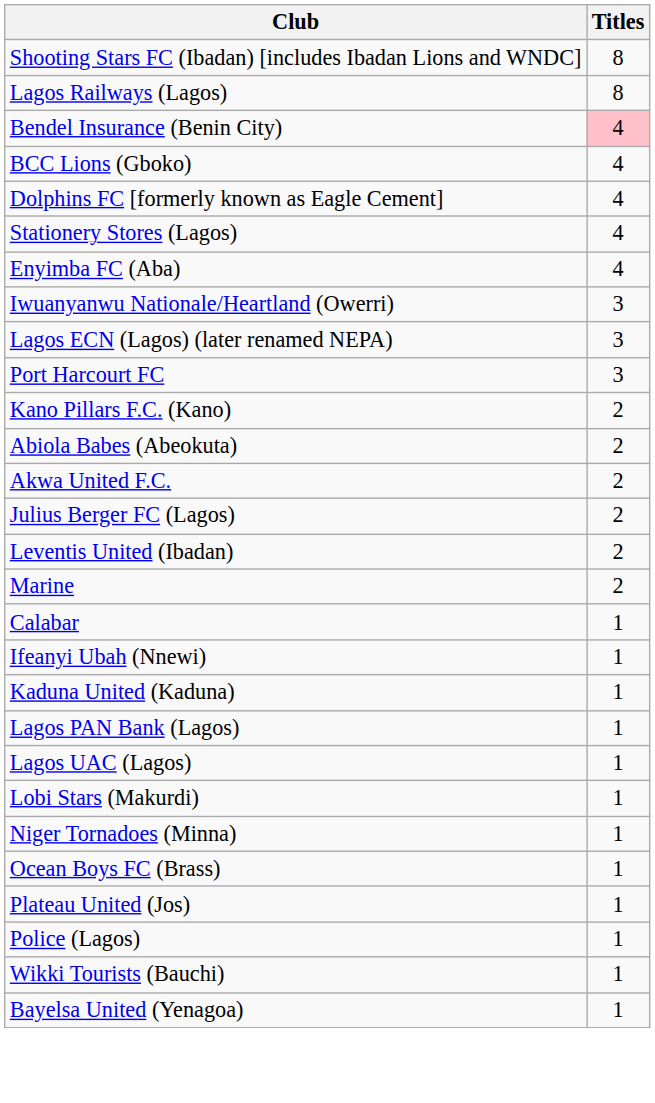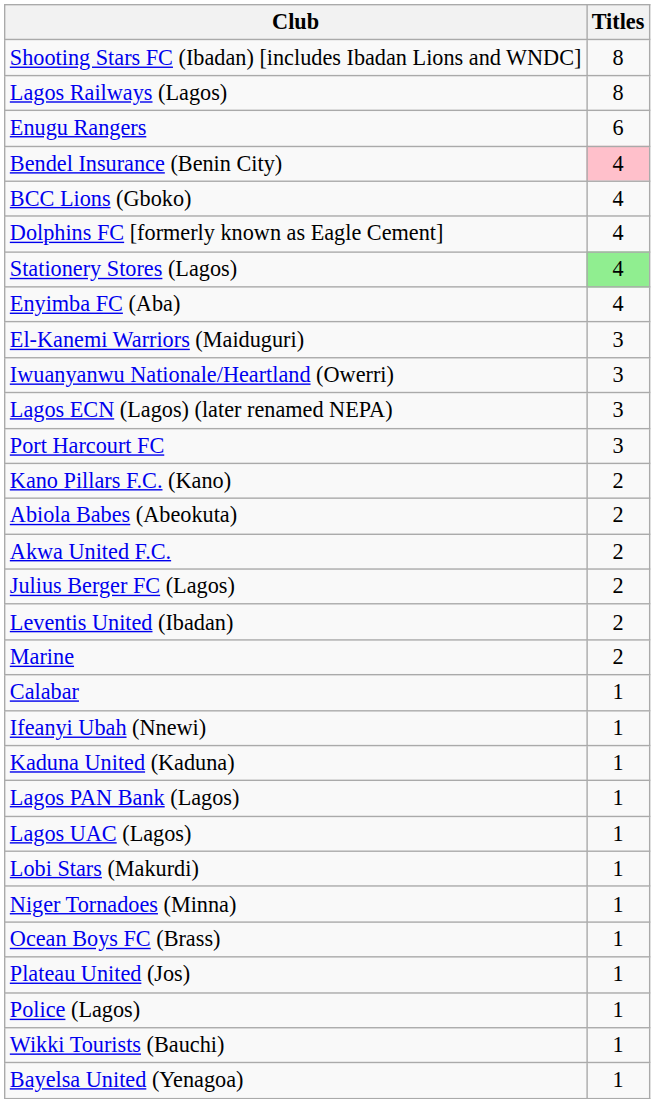+ row: (78, 127)
(618, 233) no background -> (618, 269) lightgreen background
+ row: (157, 339)
